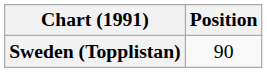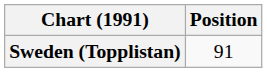(224, 51) 90 -> (224, 51) 91
